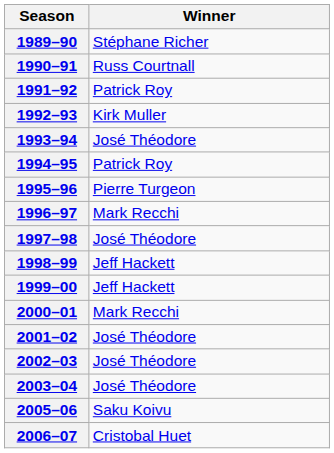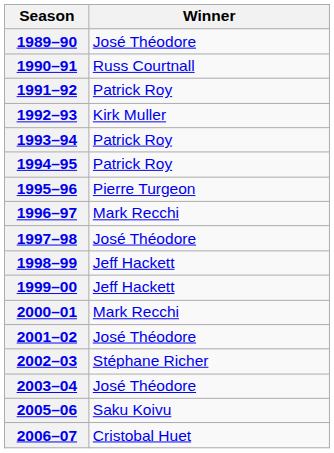(151, 41) Stéphane Richer -> (144, 41) José Théodore
(144, 139) José Théodore -> (132, 139) Patrick Roy
(144, 361) José Théodore -> (151, 361) Stéphane Richer
